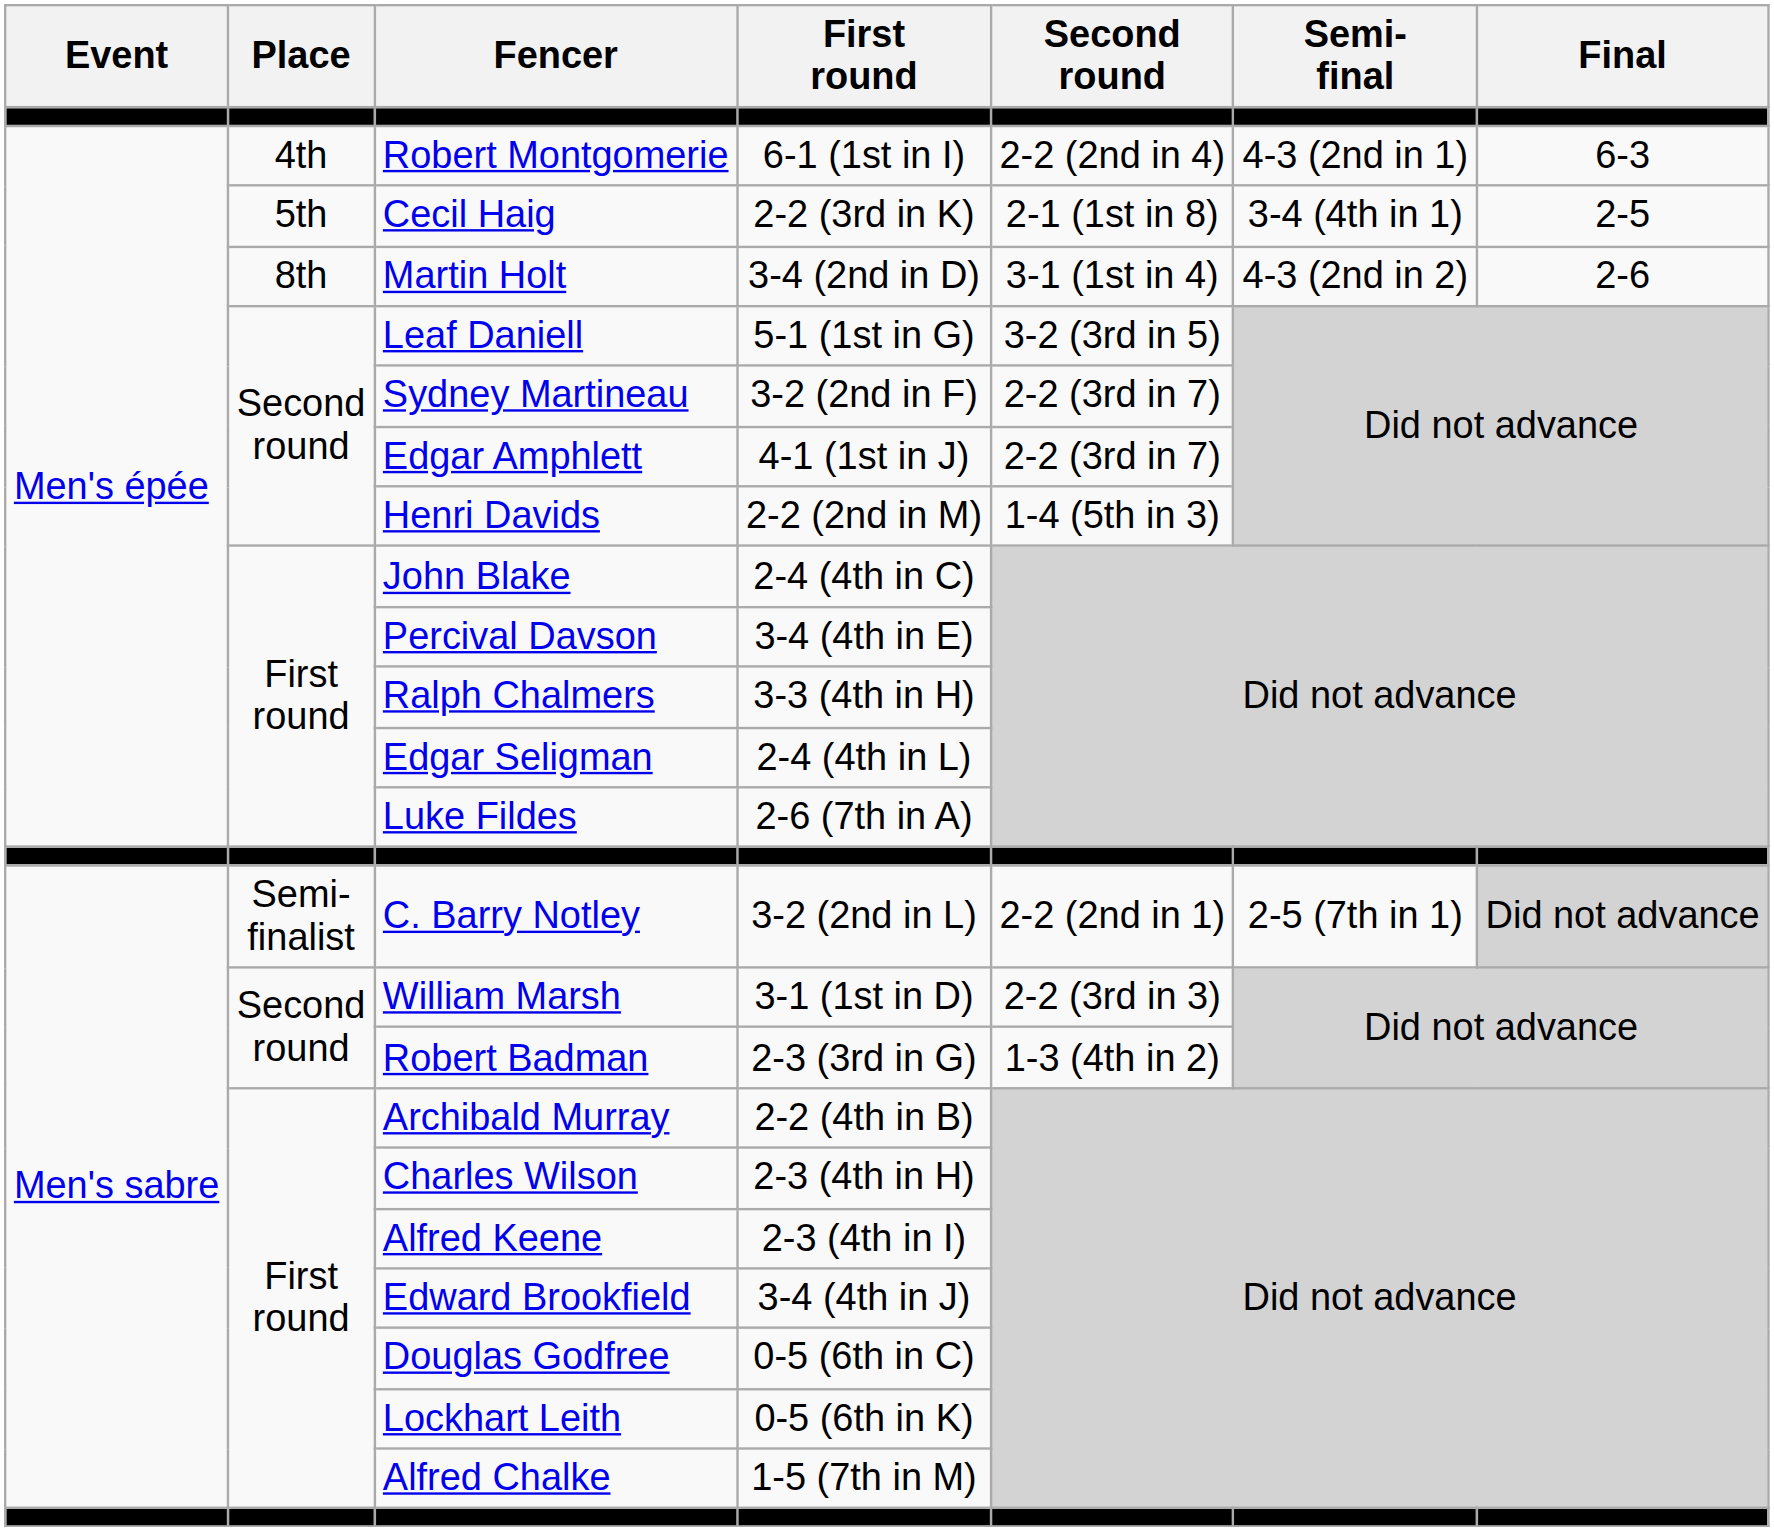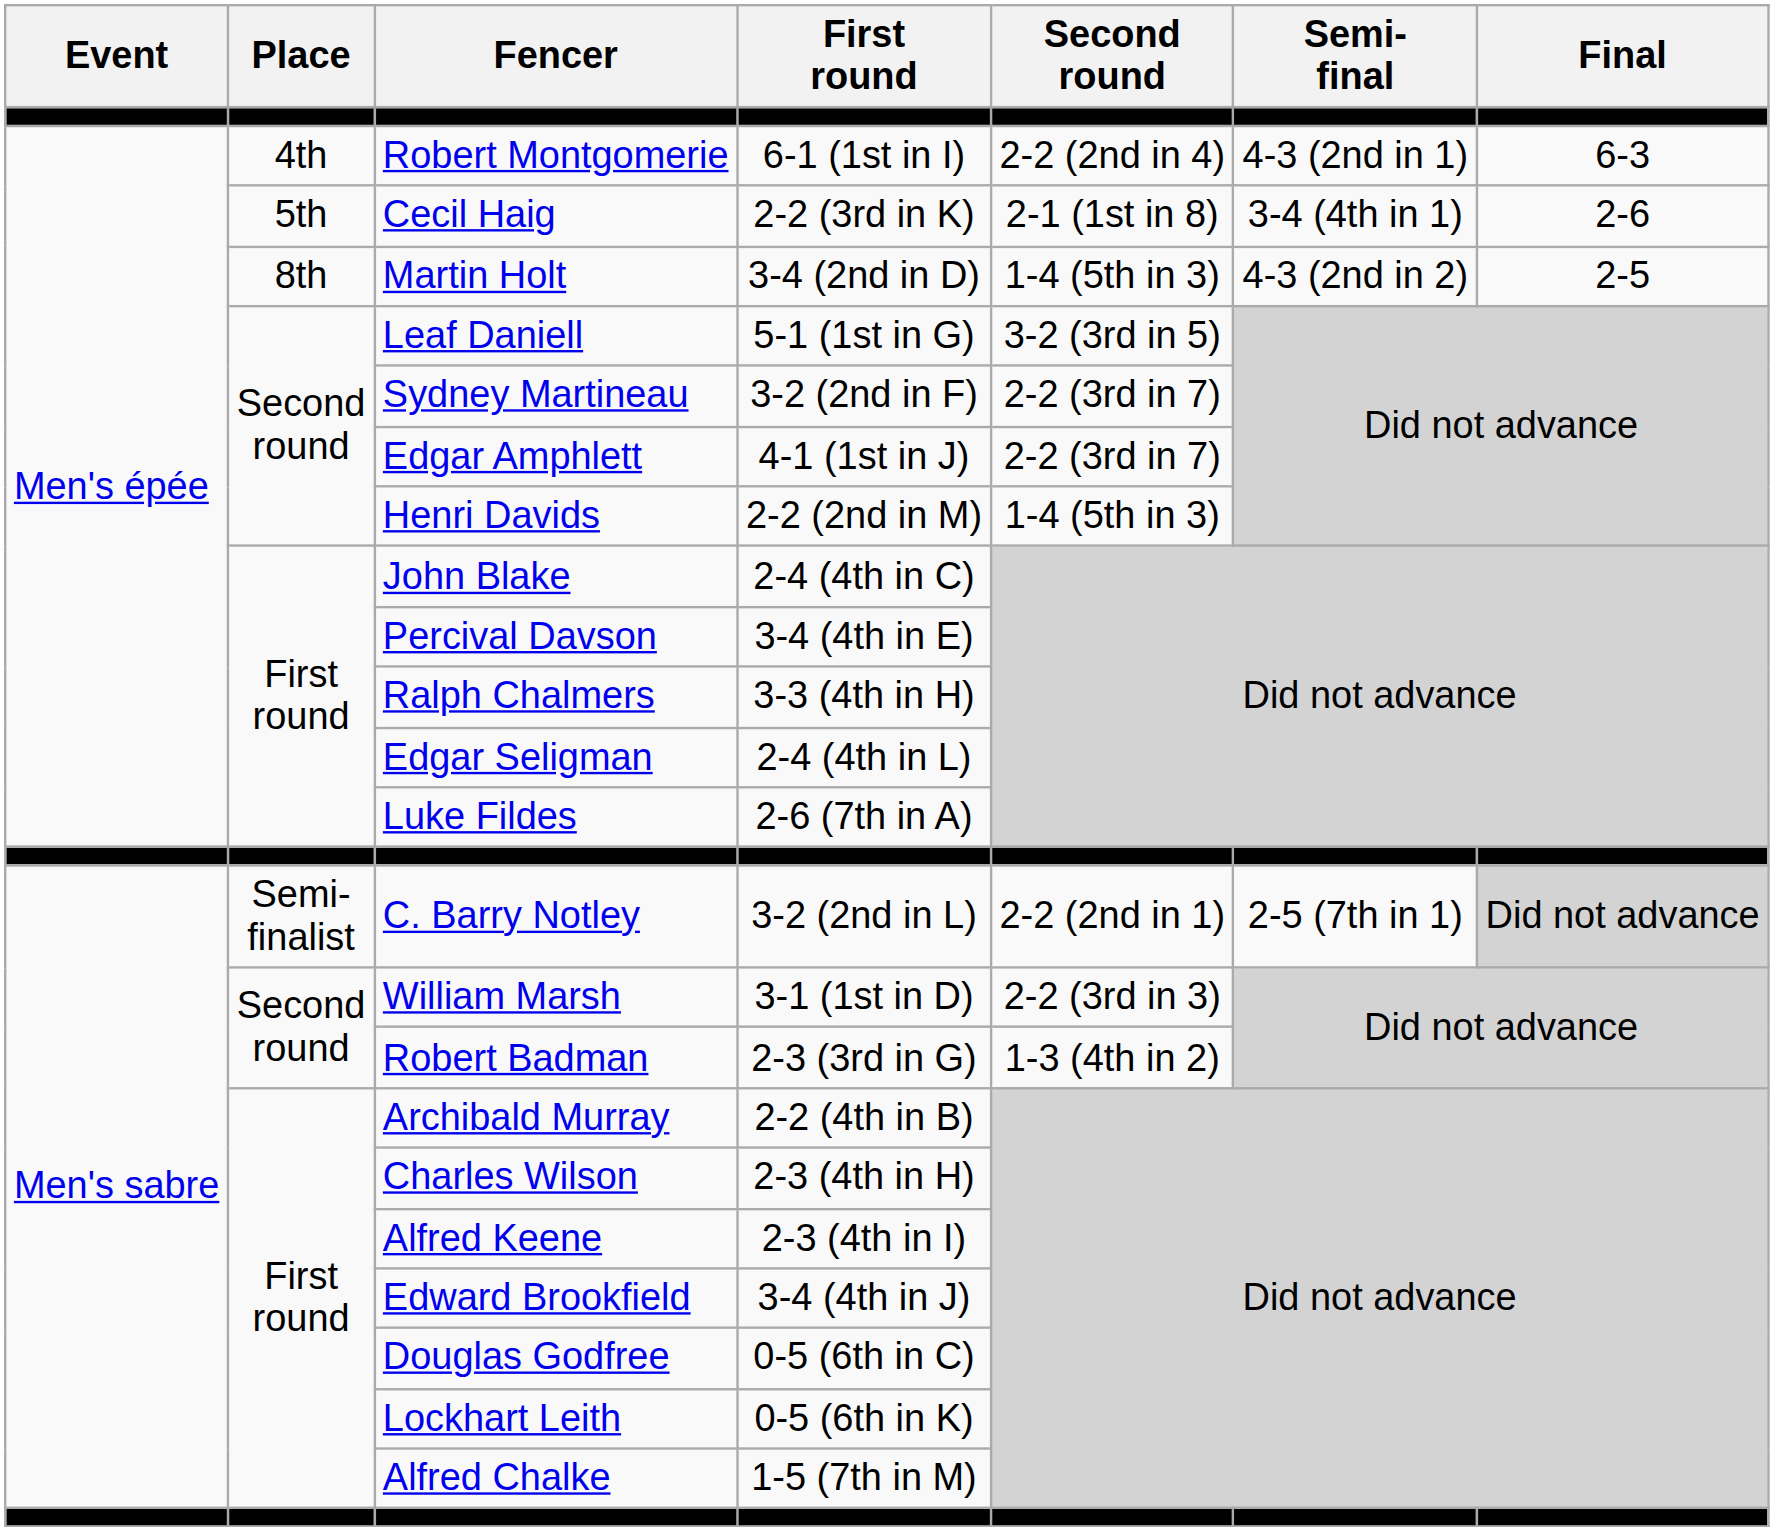(1623, 214) 2-5 -> (1623, 214) 2-6
(1112, 275) 3-1 (1st in 4) -> (1112, 275) 1-4 (5th in 3)
(1623, 275) 2-6 -> (1623, 275) 2-5
